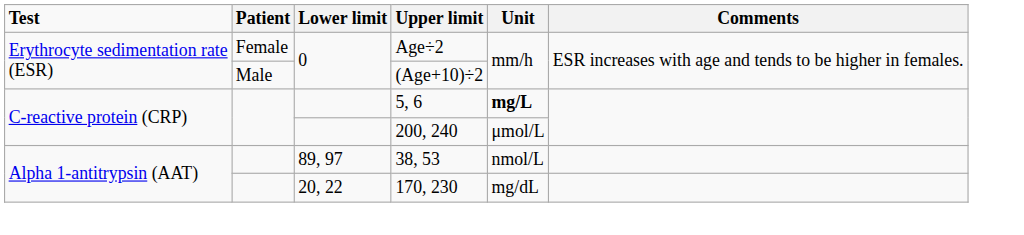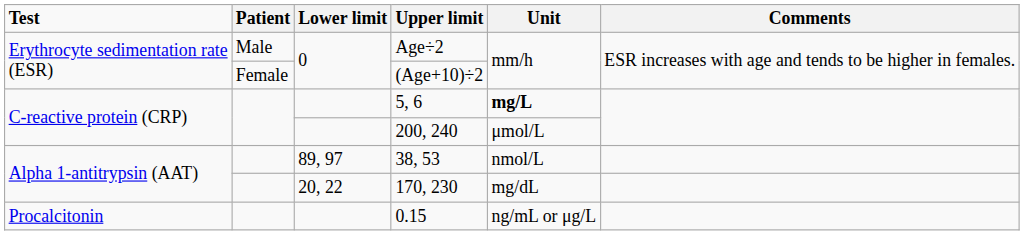(262, 46) Female -> (254, 46) Male
(254, 74) Male -> (262, 74) Female
+ row: (411, 215)
